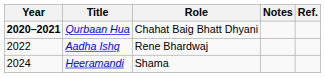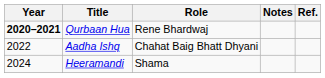(196, 30) Chahat Baig Bhatt Dhyani -> (171, 30) Rene Bhardwaj
(171, 47) Rene Bhardwaj -> (196, 47) Chahat Baig Bhatt Dhyani
